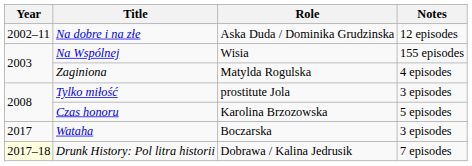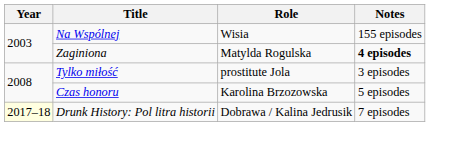- row: (98, 33)
(426, 72) normal -> (384, 53) bold
- row: (75, 131)
